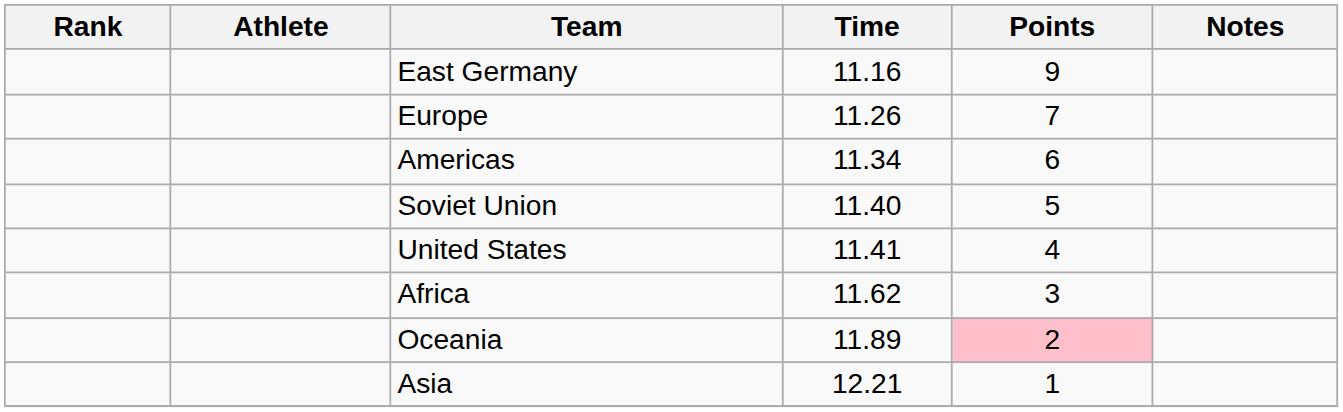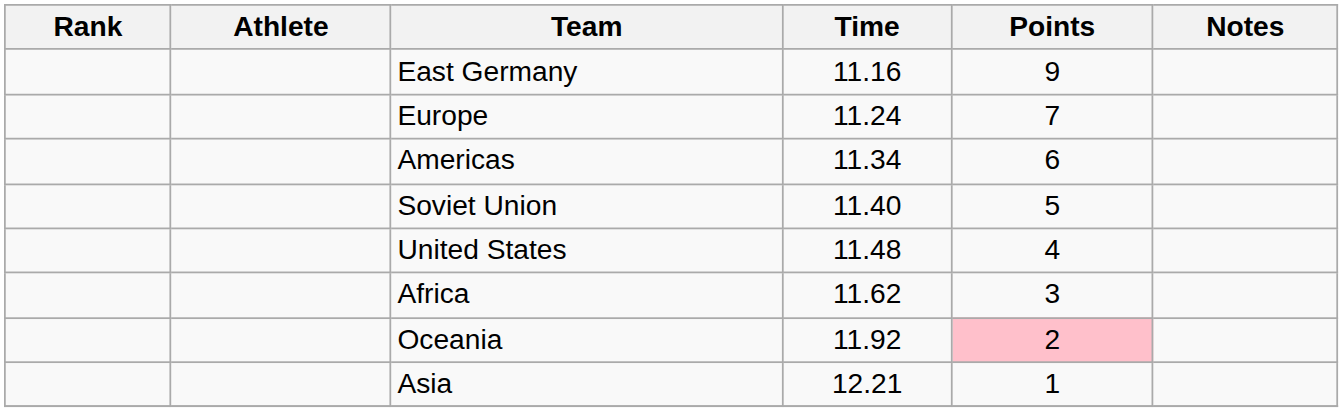(867, 116) 11.26 -> (867, 116) 11.24
(867, 250) 11.41 -> (867, 250) 11.48
(867, 339) 11.89 -> (867, 339) 11.92
